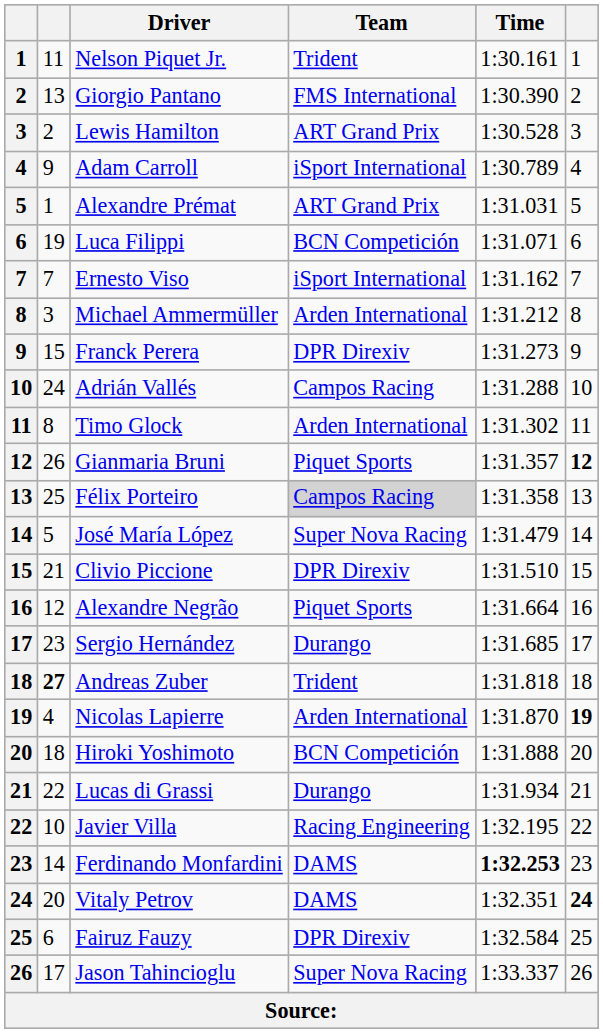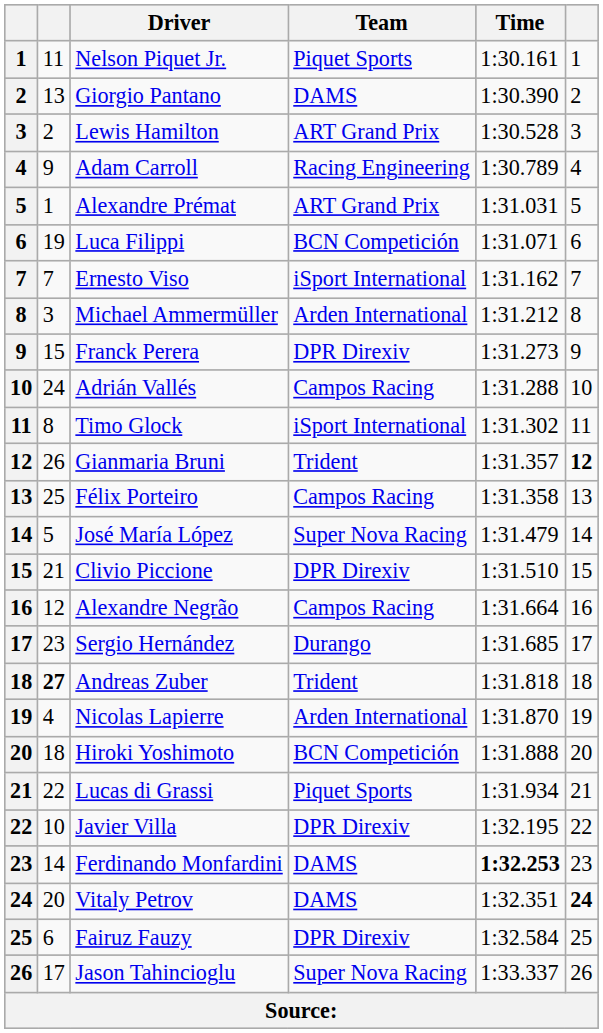(325, 58) Trident -> (353, 58) Piquet Sports
(375, 95) FMS International -> (325, 95) DAMS
(380, 168) iSport International -> (382, 168) Racing Engineering
(380, 424) Arden International -> (380, 424) iSport International
(353, 461) Piquet Sports -> (325, 461) Trident
(364, 497) lightgrey background -> (364, 497) no background
(353, 607) Piquet Sports -> (364, 607) Campos Racing
(581, 717) bold -> (581, 717) normal
(332, 790) Durango -> (353, 790) Piquet Sports
(382, 826) Racing Engineering -> (351, 826) DPR Direxiv
